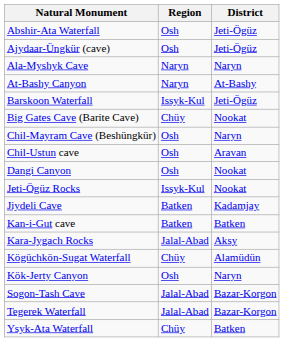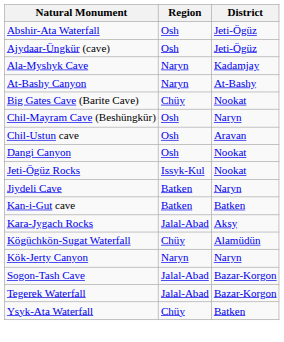(228, 65) Naryn -> (237, 65) Kadamjay
- row: (50, 100)
(237, 205) Kadamjay -> (228, 188) Naryn
(170, 275) Osh -> (175, 258) Naryn
